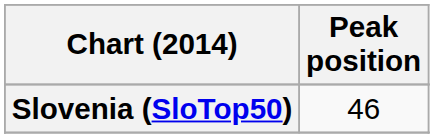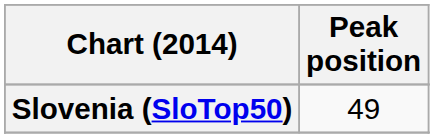(364, 108) 46 -> (364, 108) 49
